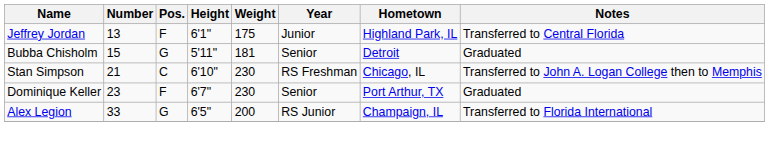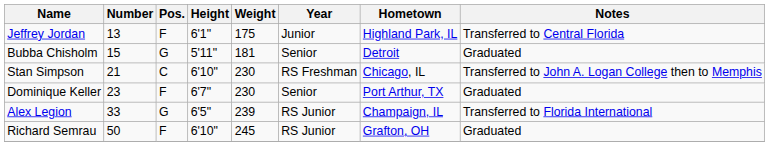(245, 111) 200 -> (245, 111) 239
+ row: (52, 131)
